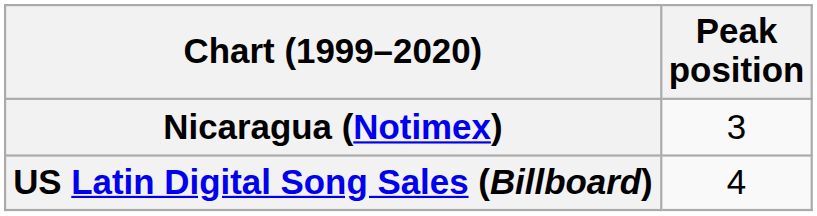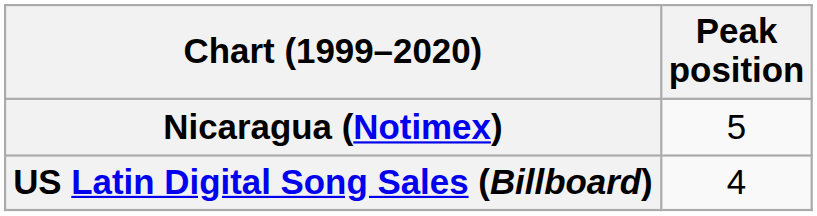(737, 126) 3 -> (737, 126) 5
